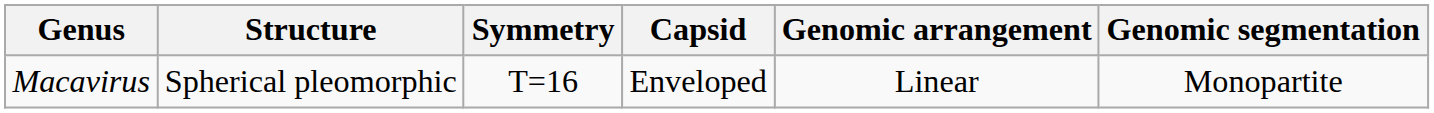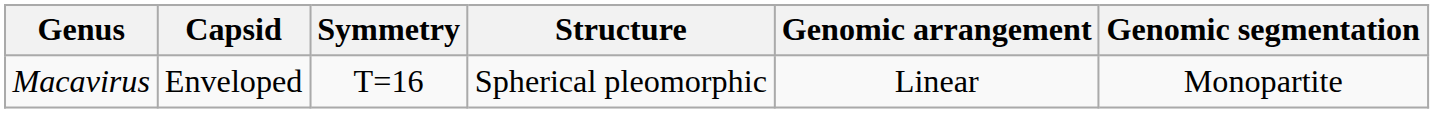columns swapped: (311, 30) <-> (698, 30)
